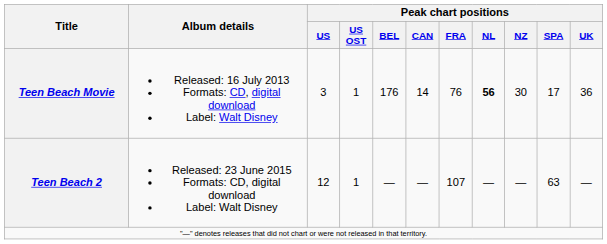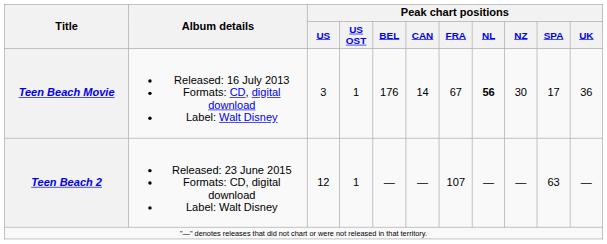(456, 93) 76 -> (456, 93) 67
